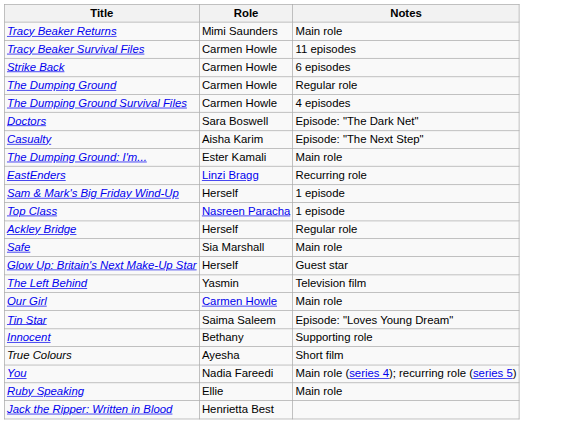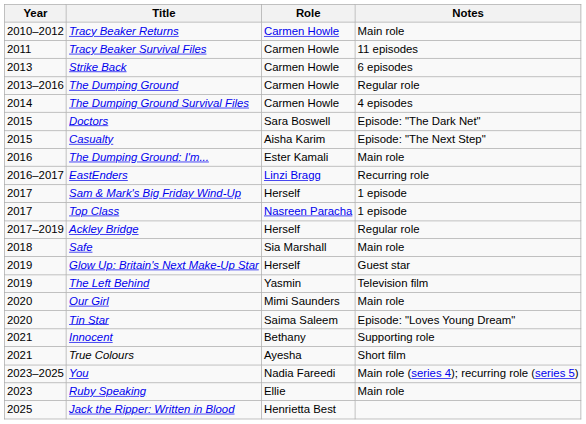+ column: (35, 13)
(240, 31) Mimi Saunders -> (302, 31) Carmen Howle
(239, 301) Carmen Howle -> (302, 301) Mimi Saunders
